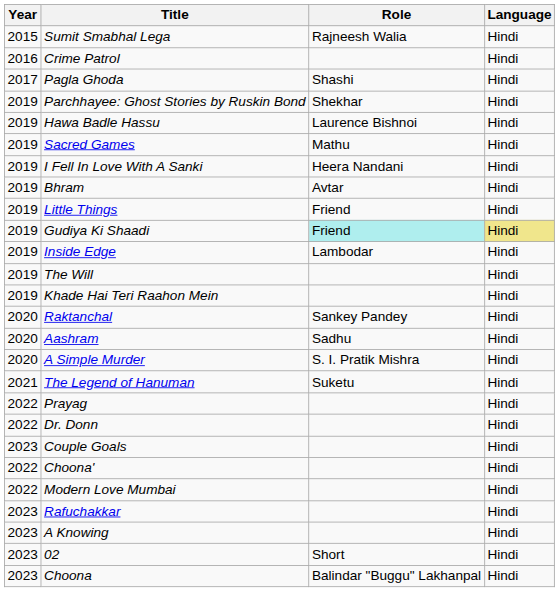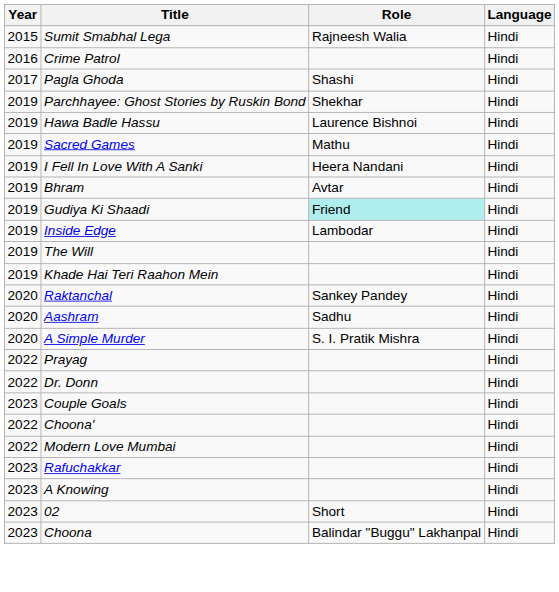- row: (81, 209)
(503, 230) khaki background -> (503, 209) no background
- row: (119, 381)
